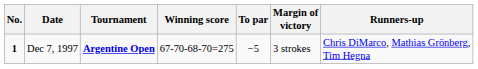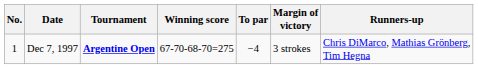(14, 49) bold -> (14, 49) normal
(253, 49) −5 -> (253, 49) −4
